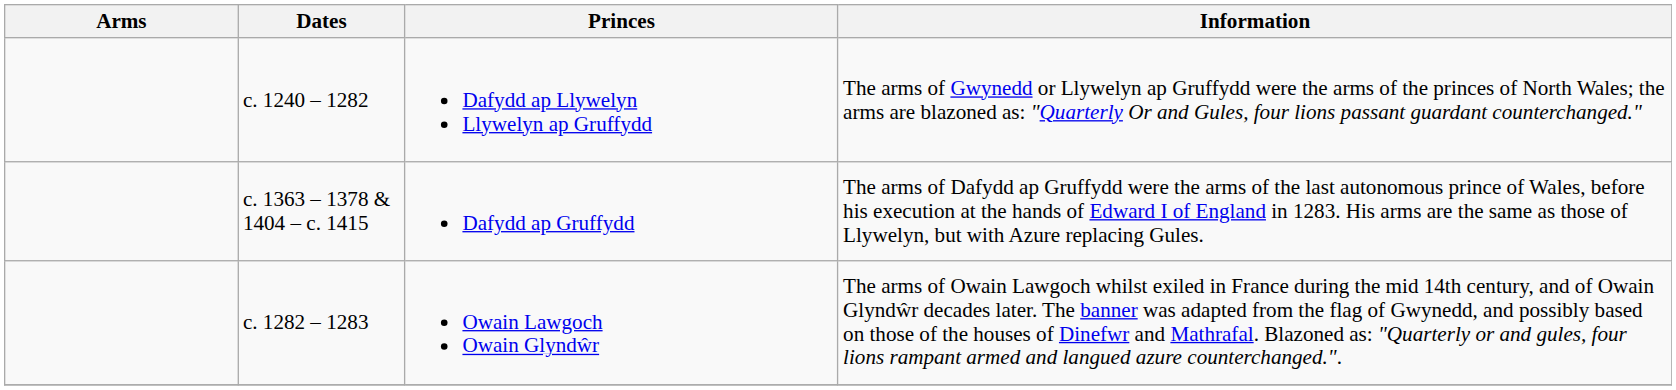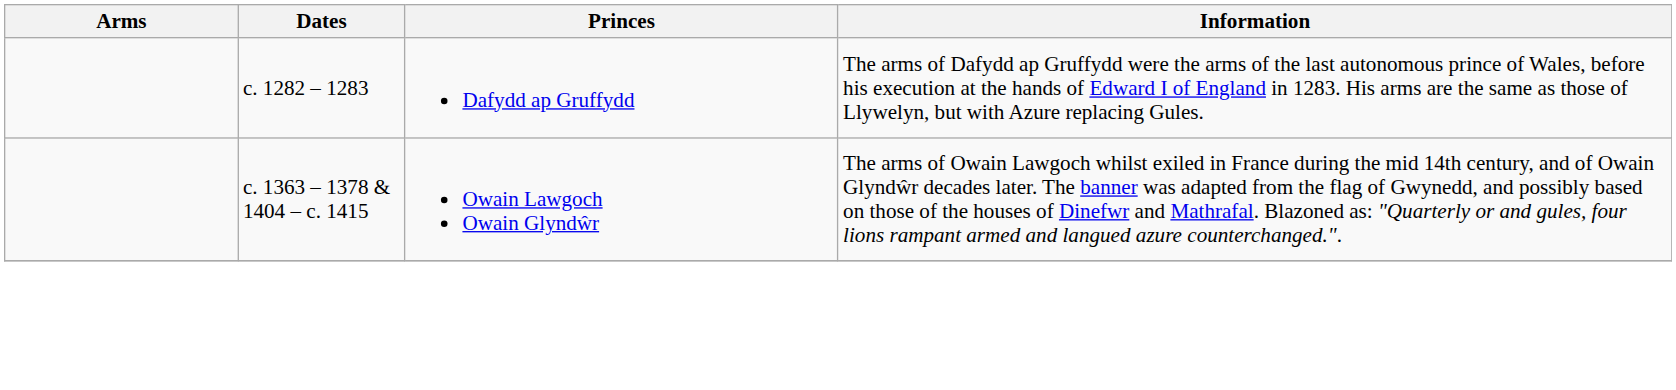- row: (621, 112)
(317, 210) c. 1363 – 1378 & 1404 – c. 1415 -> (306, 87) c. 1282 – 1283
(306, 322) c. 1282 – 1283 -> (317, 199) c. 1363 – 1378 & 1404 – c. 1415
